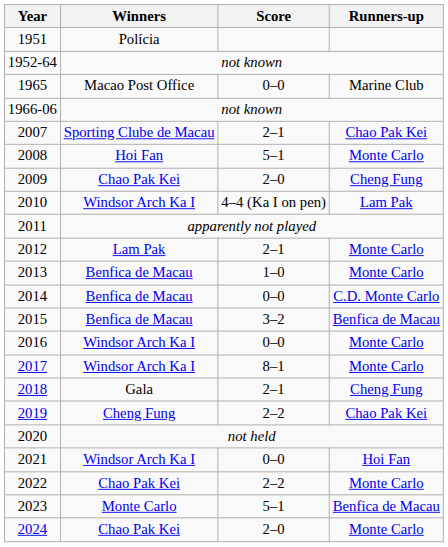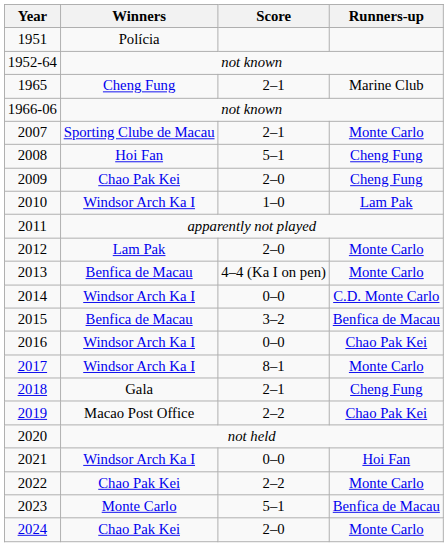(139, 86) Macao Post Office -> (139, 86) Cheng Fung
(274, 86) 0–0 -> (274, 86) 2–1
(386, 132) Chao Pak Kei -> (386, 132) Monte Carlo
(386, 156) Monte Carlo -> (386, 156) Cheng Fung
(274, 202) 4–4 (Ka I on pen) -> (274, 202) 1–0
(274, 249) 2–1 -> (274, 249) 2–0
(274, 272) 1–0 -> (274, 272) 4–4 (Ka I on pen)
(139, 296) Benfica de Macau -> (139, 296) Windsor Arch Ka I
(386, 343) Monte Carlo -> (386, 343) Chao Pak Kei
(139, 413) Cheng Fung -> (139, 413) Macao Post Office
